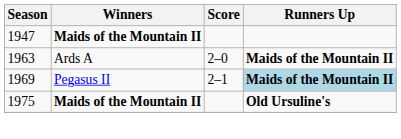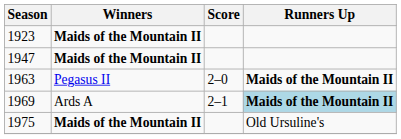+ row: (21, 36)
(73, 58) Ards A -> (82, 79) Pegasus II
(82, 79) Pegasus II -> (73, 101) Ards A
(288, 101) bold -> (285, 123) normal
